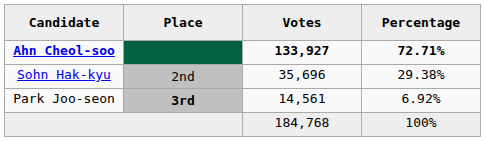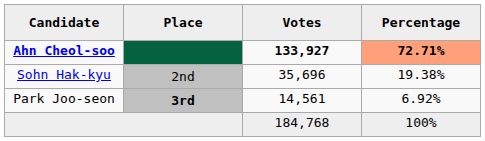(421, 50) no background -> (421, 50) lightsalmon background
(421, 74) 29.38% -> (421, 74) 19.38%
